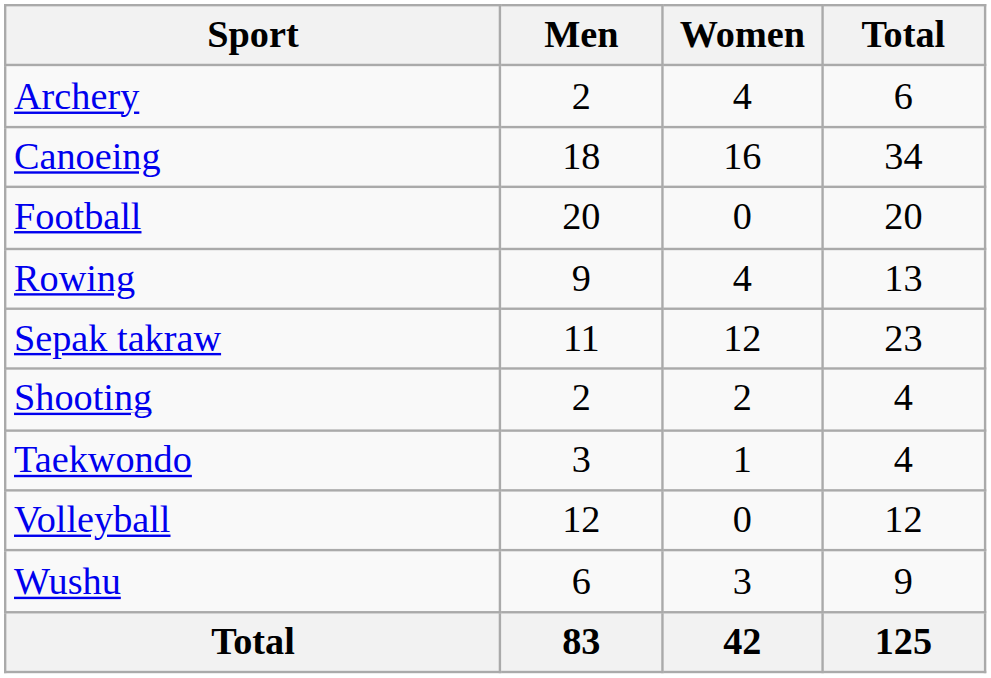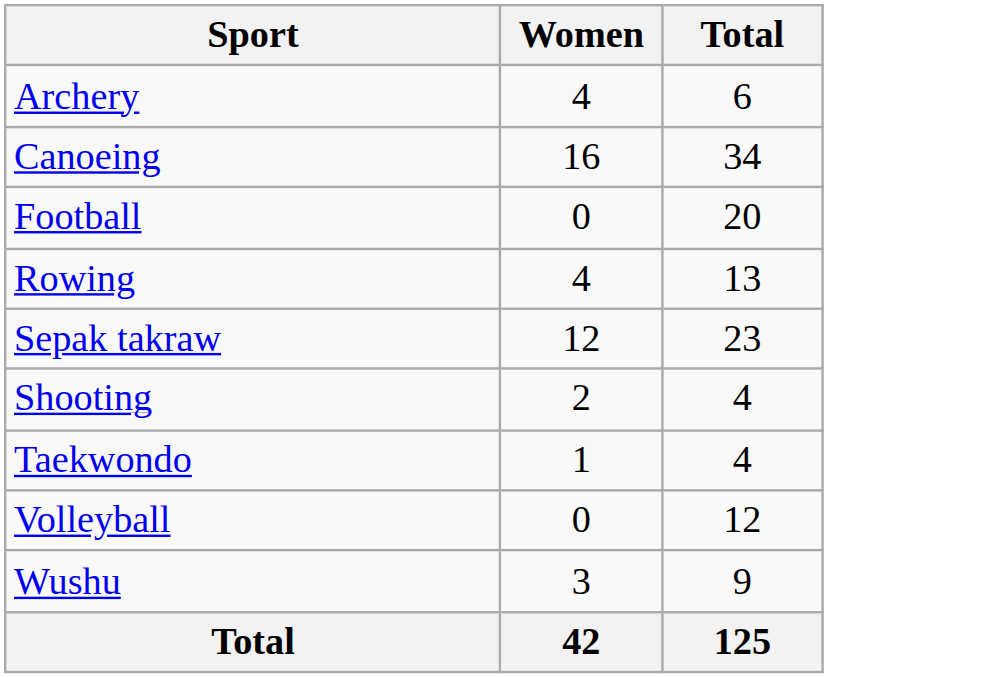- column: (581, 34)
